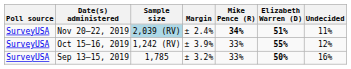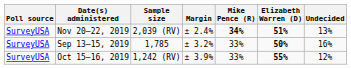(157, 31) lightblue background -> (157, 31) no background
(325, 31) 11% -> (325, 31) 13%
rows swapped: (93, 44) <-> (93, 57)
